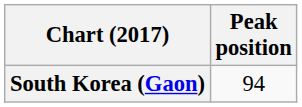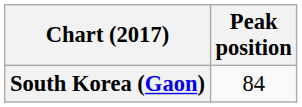(254, 83) 94 -> (254, 83) 84
